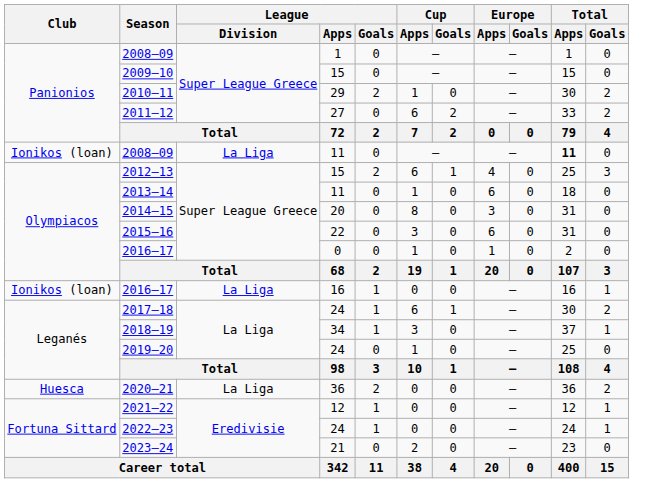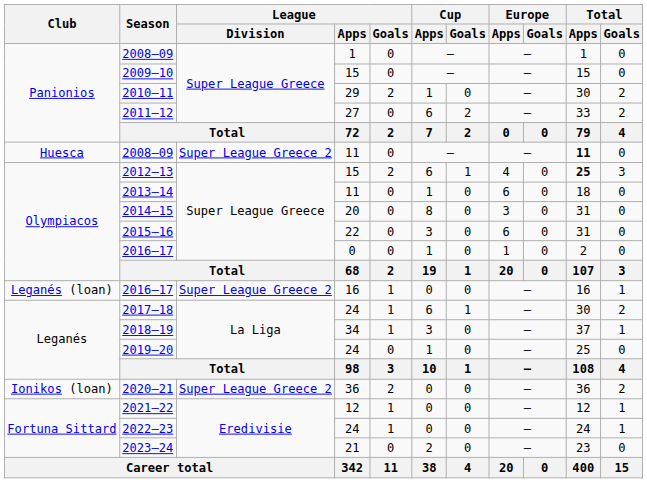(62, 152) Ionikos (loan) -> (62, 152) Huesca
(248, 152) La Liga -> (255, 152) Super League Greece 2
(569, 172) normal -> (583, 172) bold
(62, 290) Ionikos (loan) -> (62, 290) Leganés (loan)
(248, 290) La Liga -> (255, 290) Super League Greece 2
(62, 389) Huesca -> (62, 389) Ionikos (loan)
(248, 389) La Liga -> (255, 389) Super League Greece 2
